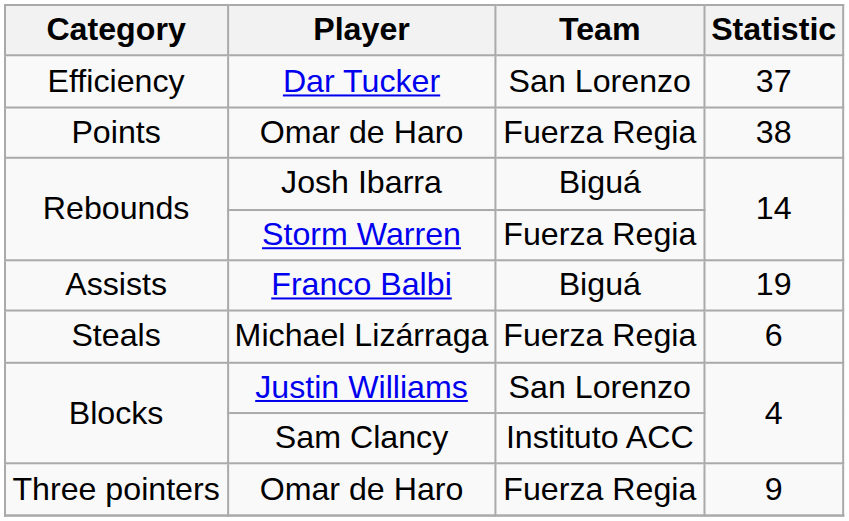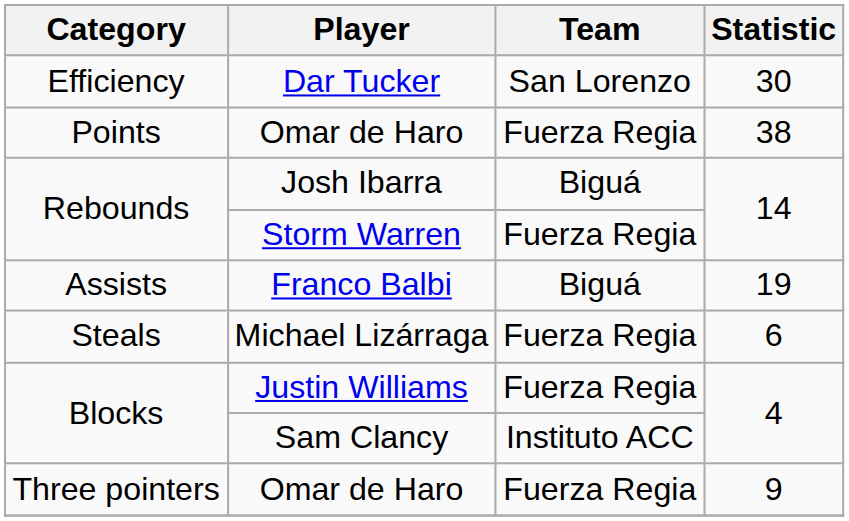(774, 81) 37 -> (774, 81) 30
(600, 387) San Lorenzo -> (600, 387) Fuerza Regia
